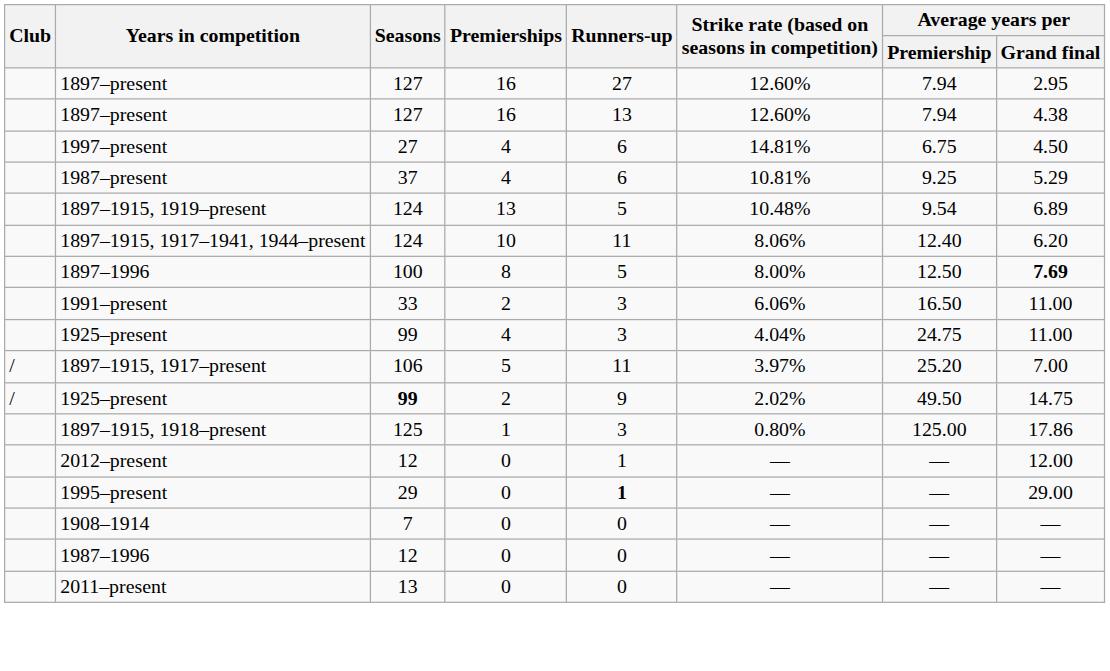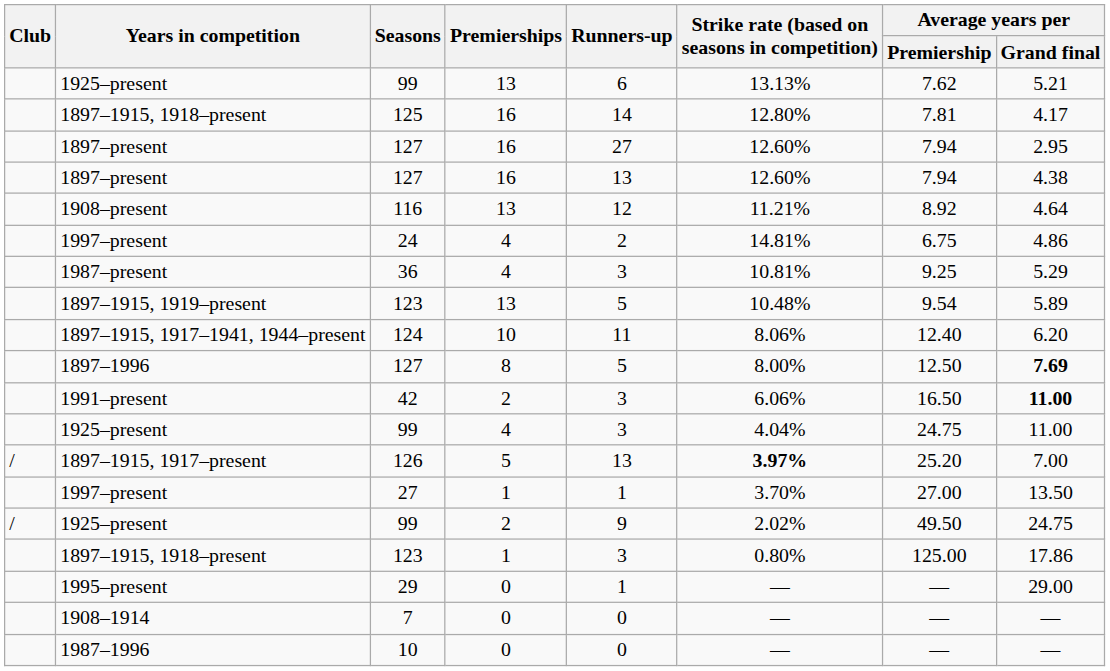+ row: (114, 83)
+ row: (163, 114)
+ row: (114, 209)
(408, 146) 27 -> (408, 240) 24
(622, 146) 6 -> (622, 240) 2
(1051, 146) 4.50 -> (1051, 240) 4.86
(408, 177) 37 -> (408, 271) 36
(622, 177) 6 -> (622, 271) 3
(408, 209) 124 -> (408, 303) 123
(1051, 209) 6.89 -> (1051, 303) 5.89
(408, 271) 100 -> (408, 366) 127
(408, 303) 33 -> (408, 397) 42
(1051, 303) normal -> (1051, 397) bold
(408, 366) 106 -> (408, 460) 126
(622, 366) 11 -> (622, 460) 13
(780, 366) normal -> (780, 460) bold
+ row: (114, 492)
(408, 397) bold -> (408, 523) normal
(1051, 397) 14.75 -> (1051, 523) 24.75
(408, 429) 125 -> (408, 555) 123
- row: (114, 460)
(622, 492) bold -> (622, 586) normal
(408, 555) 12 -> (408, 649) 10
- row: (113, 586)
